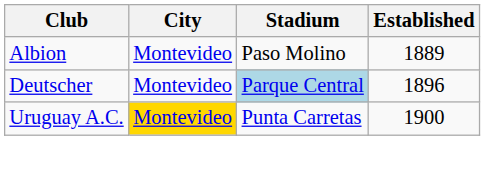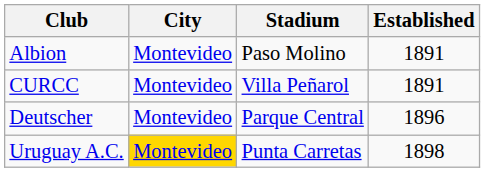(424, 53) 1889 -> (424, 53) 1891
+ row: (44, 85)
(303, 85) lightblue background -> (303, 118) no background
(424, 118) 1900 -> (424, 150) 1898
